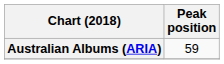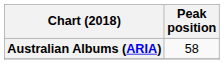(192, 48) 59 -> (192, 48) 58
